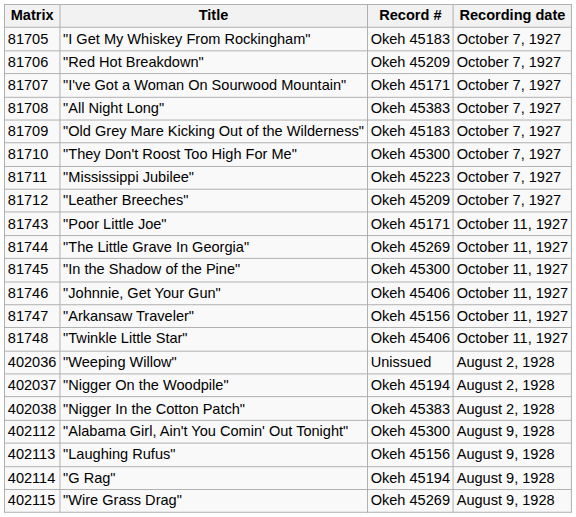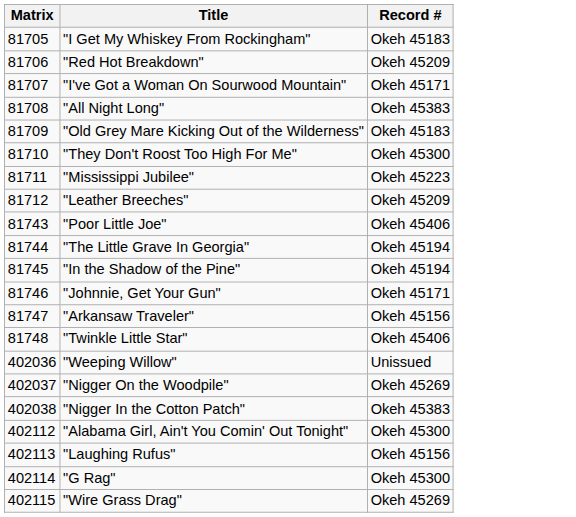- column: (512, 16)
(410, 223) Okeh 45171 -> (410, 223) Okeh 45406
(410, 246) Okeh 45269 -> (410, 246) Okeh 45194
(410, 270) Okeh 45300 -> (410, 270) Okeh 45194
(410, 293) Okeh 45406 -> (410, 293) Okeh 45171
(410, 385) Okeh 45194 -> (410, 385) Okeh 45269
(410, 477) Okeh 45194 -> (410, 477) Okeh 45300
